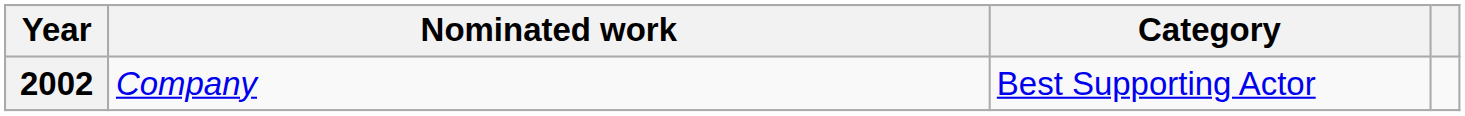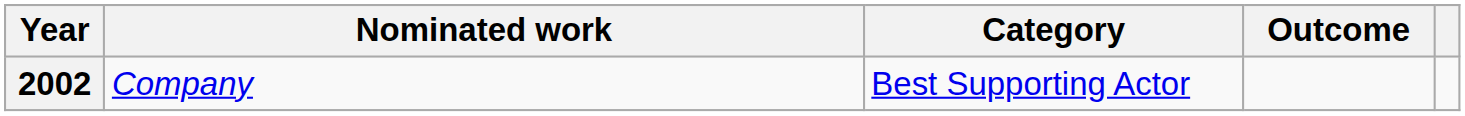+ column: (1339, 30)
